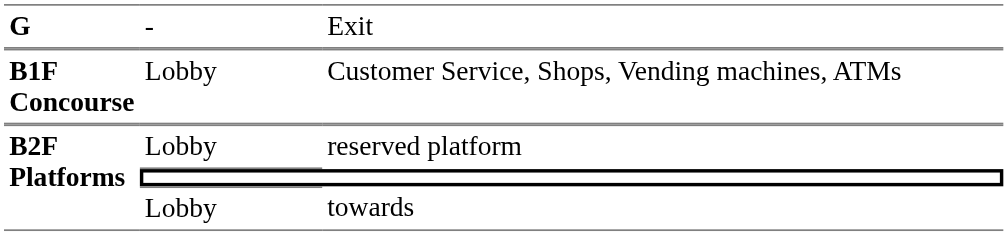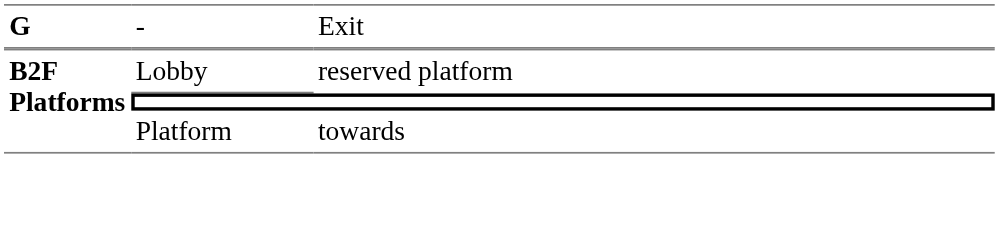- row: (614, 70)
(181, 208) Lobby -> (184, 130) Platform
